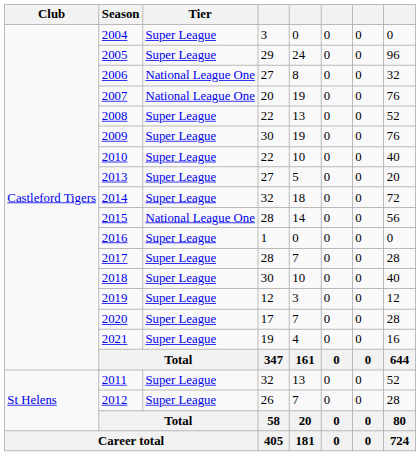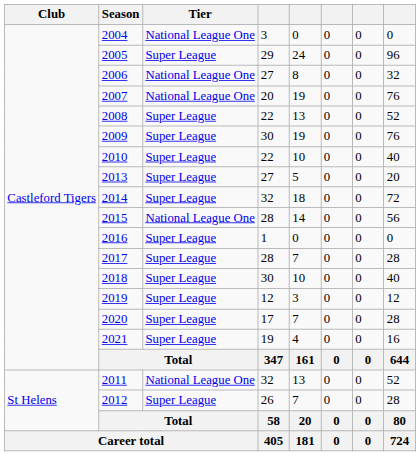(181, 34) Super League -> (200, 34) National League One
(181, 380) Super League -> (200, 380) National League One
